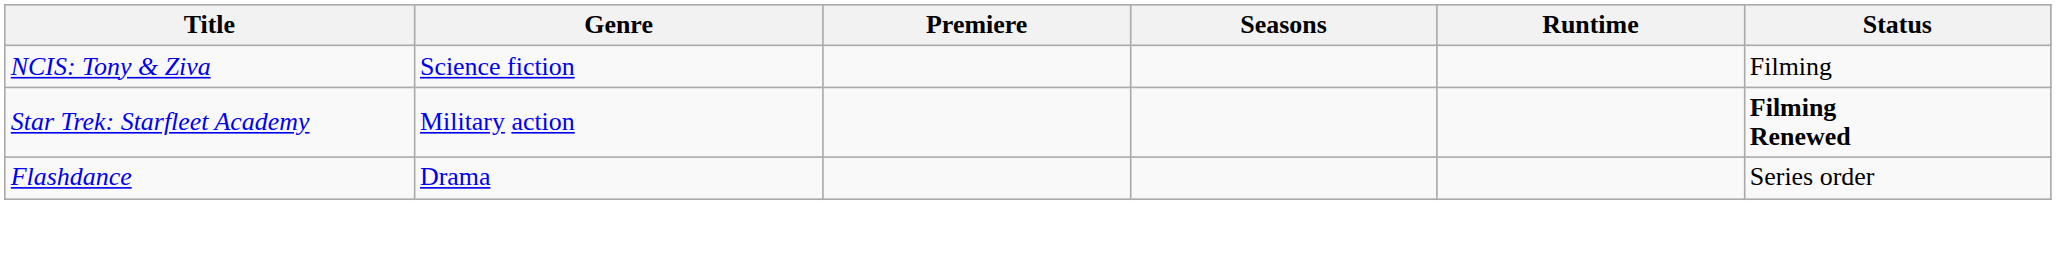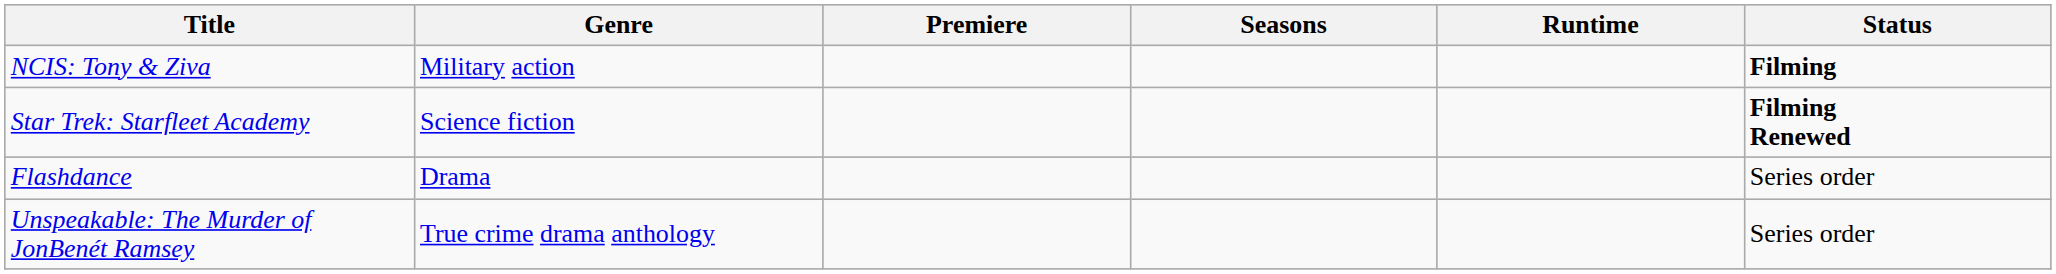(497, 66) Science fiction -> (497, 66) Military action
(1791, 66) normal -> (1793, 66) bold
(497, 121) Military action -> (497, 121) Science fiction
+ row: (161, 233)
